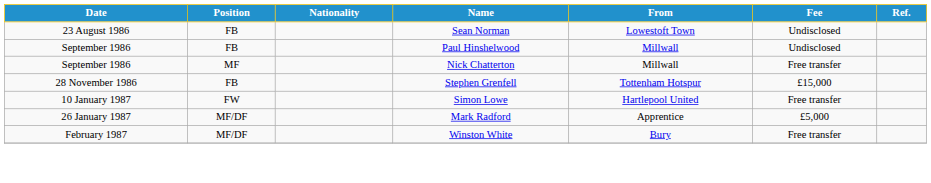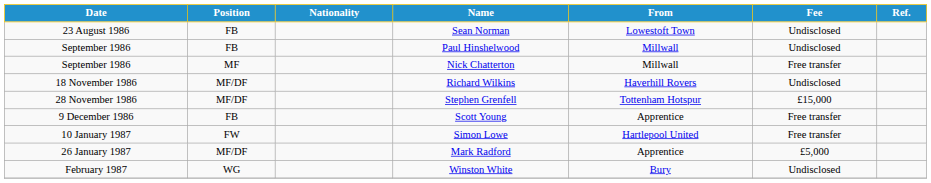+ row: (481, 82)
(232, 82) FB -> (232, 100) MF/DF
+ row: (481, 117)
(232, 134) MF/DF -> (232, 169) WG
(814, 134) Free transfer -> (814, 169) Undisclosed
